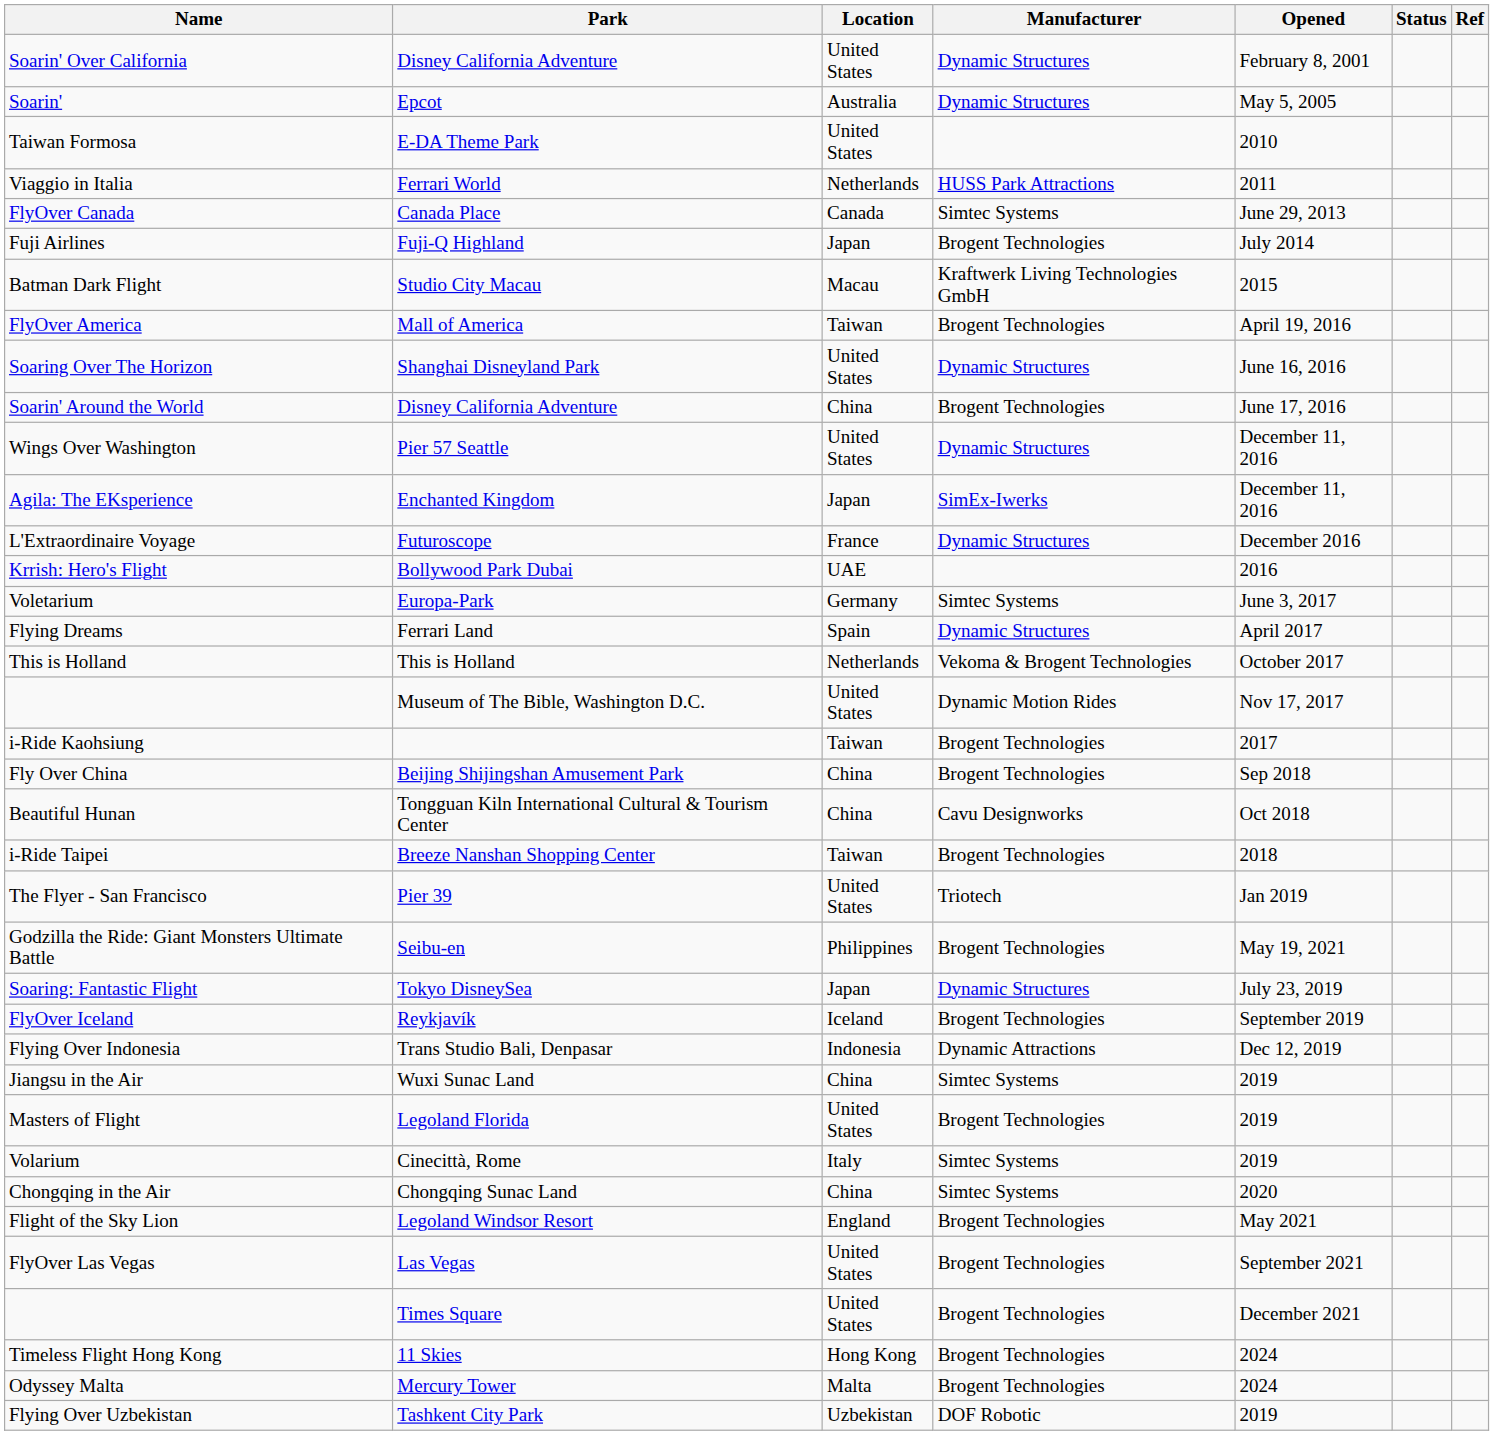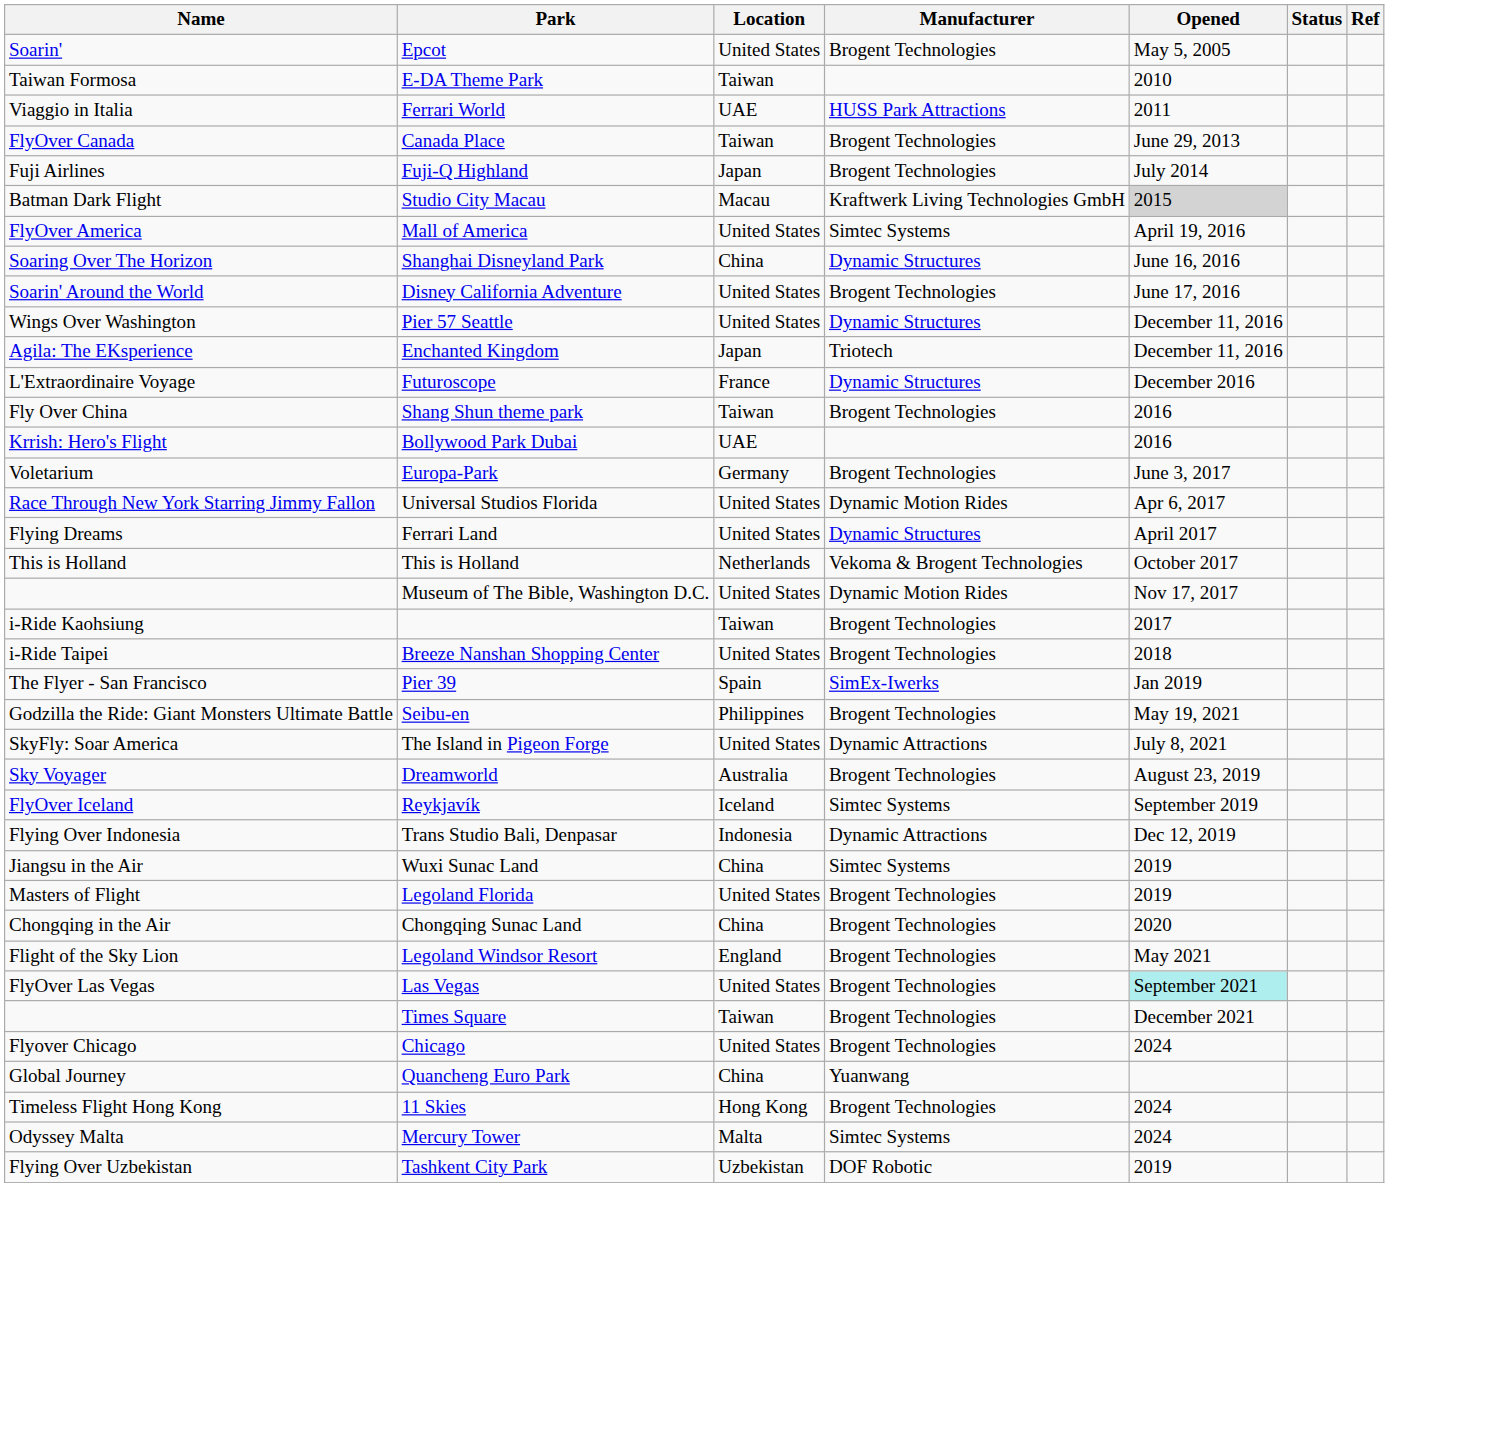- row: (98, 60)
(862, 101) Australia -> (769, 49) United States
(1014, 101) Dynamic Structures -> (912, 49) Brogent Technologies
(853, 142) United States -> (746, 79) Taiwan
(873, 183) Netherlands -> (738, 110) UAE
(856, 213) Canada -> (746, 140) Taiwan
(998, 213) Simtec Systems -> (912, 140) Brogent Technologies
(1258, 284) no background -> (1153, 200) lightgrey background
(855, 325) Taiwan -> (769, 230) United States
(1021, 325) Brogent Technologies -> (890, 230) Simtec Systems
(853, 366) United States -> (741, 261) China
(850, 407) China -> (769, 291) United States
(993, 499) SimEx-Iwerks -> (861, 351) Triotech
+ row: (68, 412)
(998, 601) Simtec Systems -> (912, 472) Brogent Technologies
+ row: (192, 502)
(849, 631) Spain -> (769, 532) United States
- row: (68, 773)
- row: (72, 814)
(855, 855) Taiwan -> (769, 653) United States
(853, 896) United States -> (740, 683) Spain
(970, 896) Triotech -> (884, 683) SimEx-Iwerks
+ row: (94, 744)
- row: (103, 988)
+ row: (58, 774)
(1021, 1018) Brogent Technologies -> (890, 804) Simtec Systems
- row: (44, 1161)
(998, 1191) Simtec Systems -> (912, 925) Brogent Technologies
(1302, 1262) no background -> (1196, 985) paleturquoise background
(853, 1314) United States -> (746, 1016) Taiwan
+ row: (73, 1046)
+ row: (67, 1076)
(1021, 1385) Brogent Technologies -> (890, 1136) Simtec Systems
